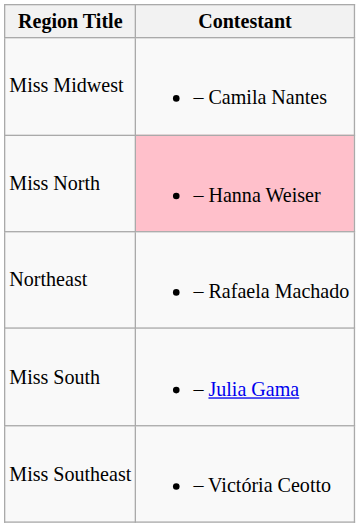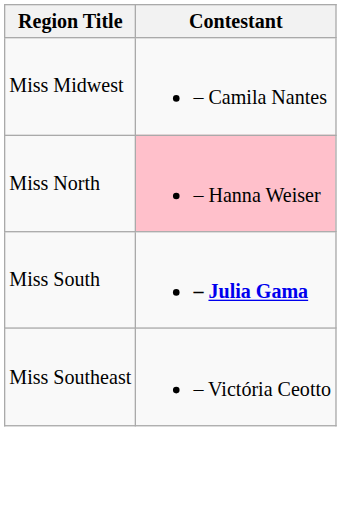- row: (48, 280)
(245, 389) normal -> (236, 292) bold
